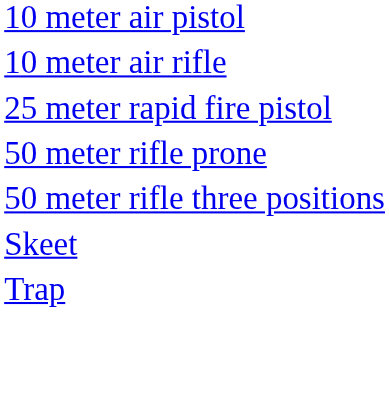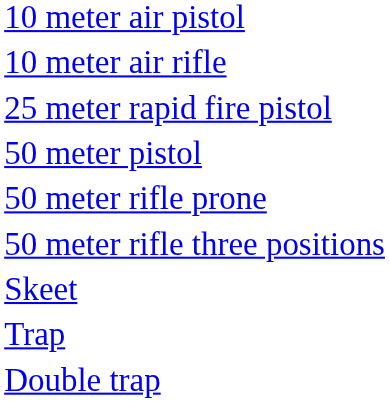+ row: (103, 153)
+ row: (82, 379)
